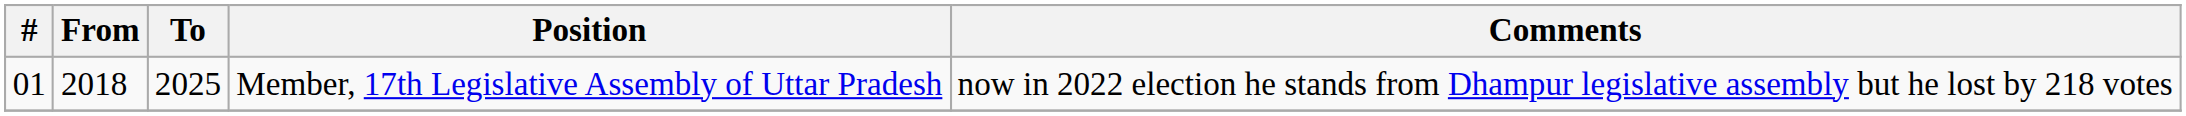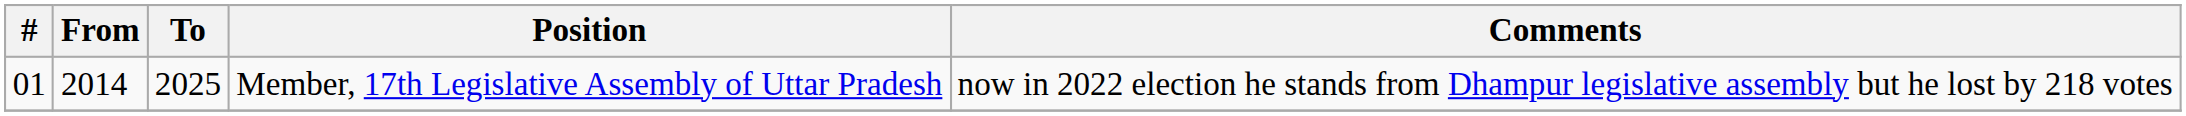(94, 83) 2018 -> (94, 83) 2014
